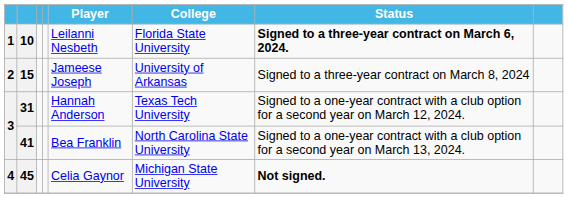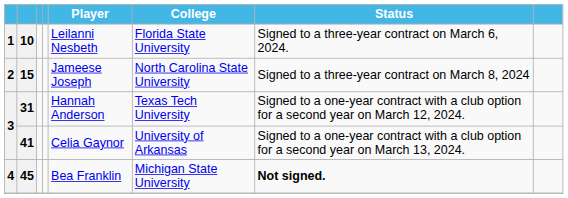(386, 41) bold -> (378, 41) normal
(169, 75) University of Arkansas -> (191, 75) North Carolina State University
(86, 142) Bea Franklin -> (88, 142) Celia Gaynor
(191, 142) North Carolina State University -> (169, 142) University of Arkansas
(88, 176) Celia Gaynor -> (86, 176) Bea Franklin
